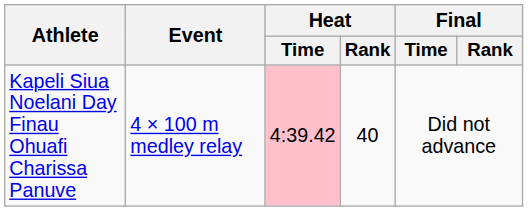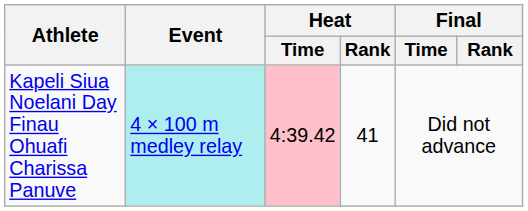(186, 136) no background -> (186, 136) paleturquoise background
(368, 136) 40 -> (368, 136) 41
